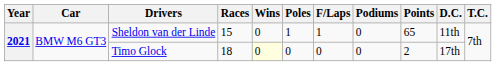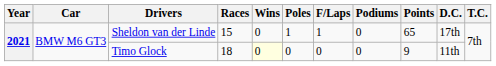(449, 32) 11th -> (450, 32) 17th
(407, 51) 2 -> (407, 51) 9
(450, 51) 17th -> (449, 51) 11th
